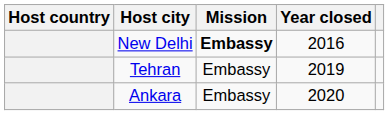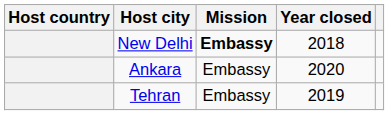(326, 43) 2016 -> (326, 43) 2018
rows swapped: (155, 69) <-> (155, 95)
